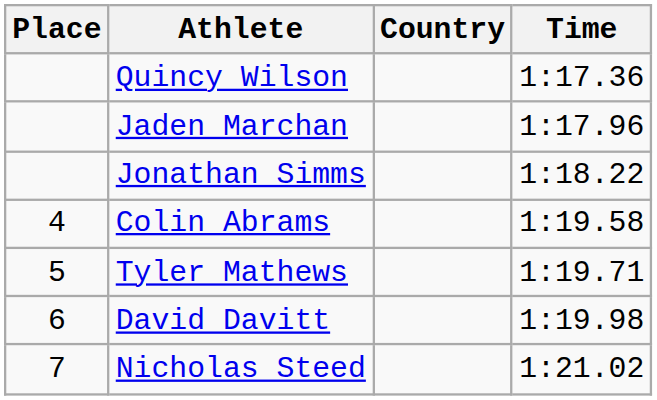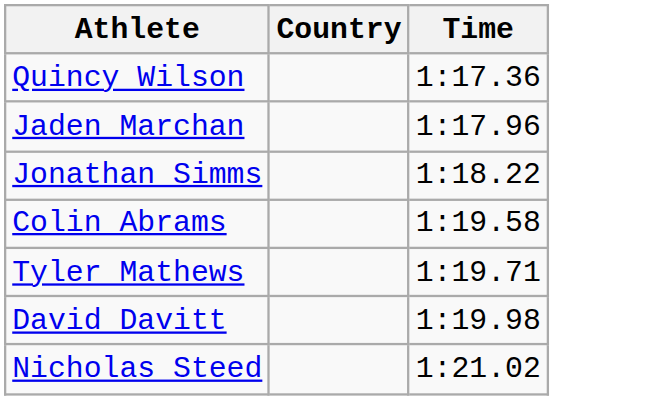- column: (57, 29)
